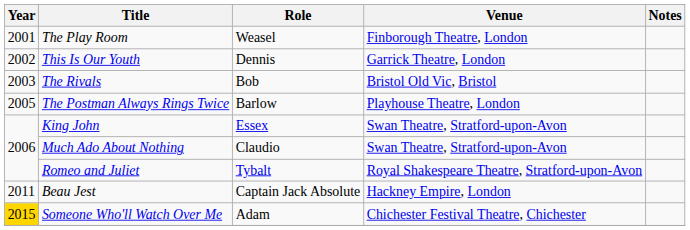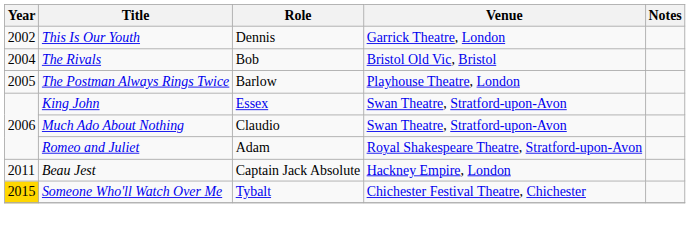- row: (85, 37)
(22, 81) 2003 -> (22, 59) 2004
(253, 170) Tybalt -> (253, 147) Adam
(253, 214) Adam -> (253, 192) Tybalt
